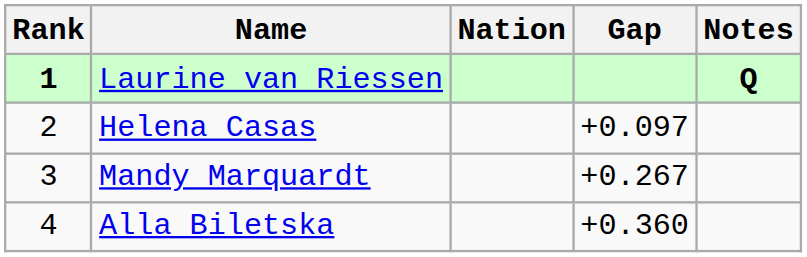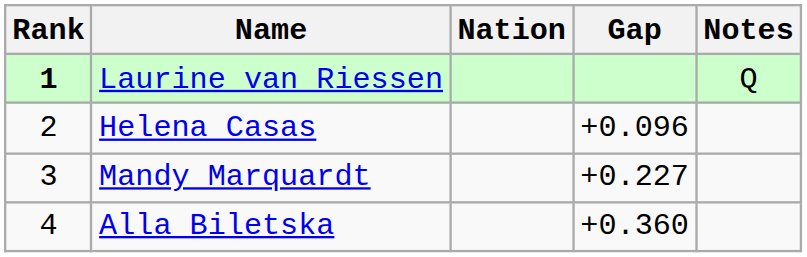(749, 79) bold -> (749, 79) normal
(635, 128) +0.097 -> (635, 128) +0.096
(635, 177) +0.267 -> (635, 177) +0.227
